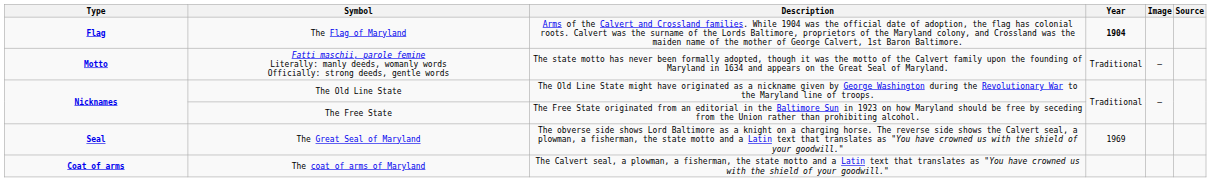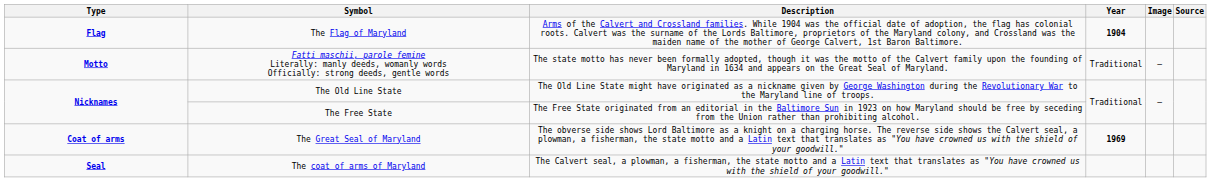(96, 139) Seal -> (96, 139) Coat of arms
(1116, 139) normal -> (1116, 139) bold
(96, 166) Coat of arms -> (96, 166) Seal
